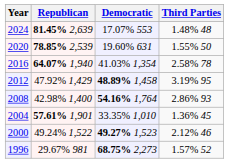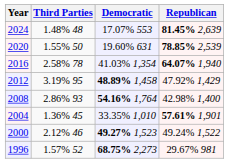columns swapped: (63, 13) <-> (191, 13)
